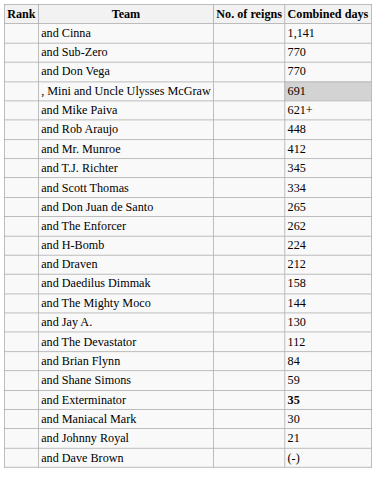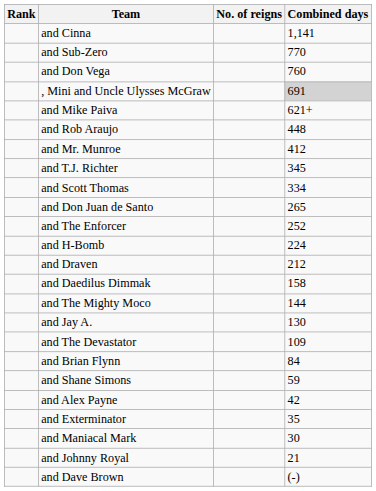(297, 71) 770 -> (297, 71) 760
(297, 226) 262 -> (297, 226) 252
(296, 341) 112 -> (297, 341) 109
+ row: (79, 399)
(294, 399) bold -> (294, 419) normal
